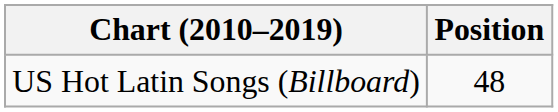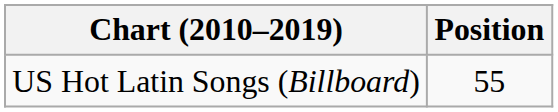(489, 80) 48 -> (489, 80) 55
